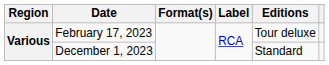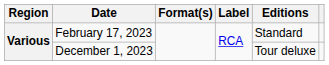(285, 32) Tour deluxe -> (279, 32) Standard
(279, 51) Standard -> (285, 51) Tour deluxe
